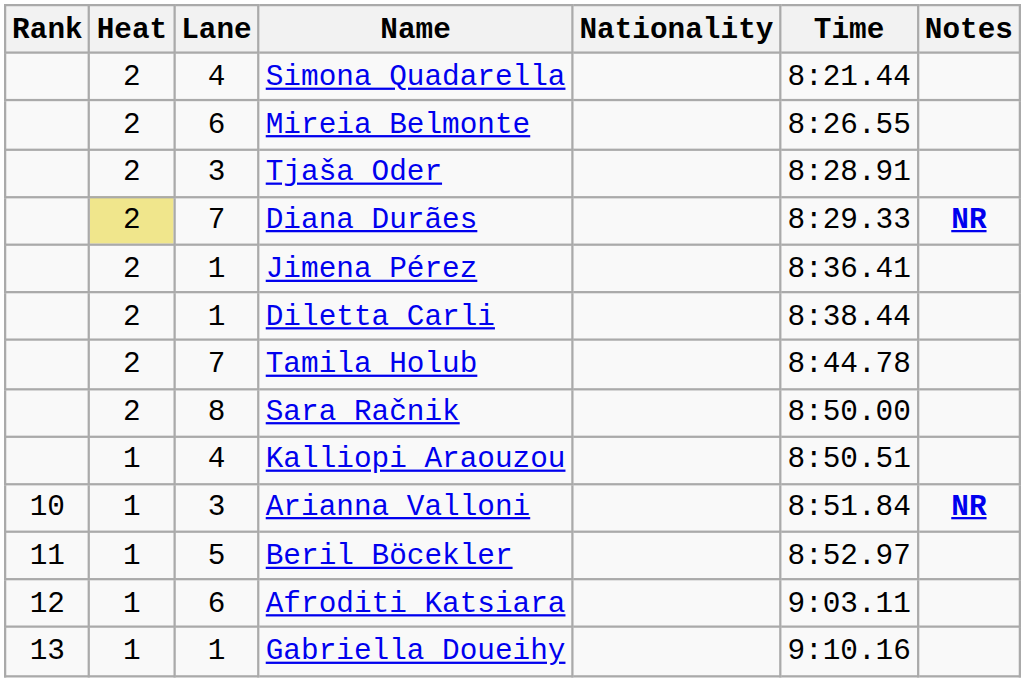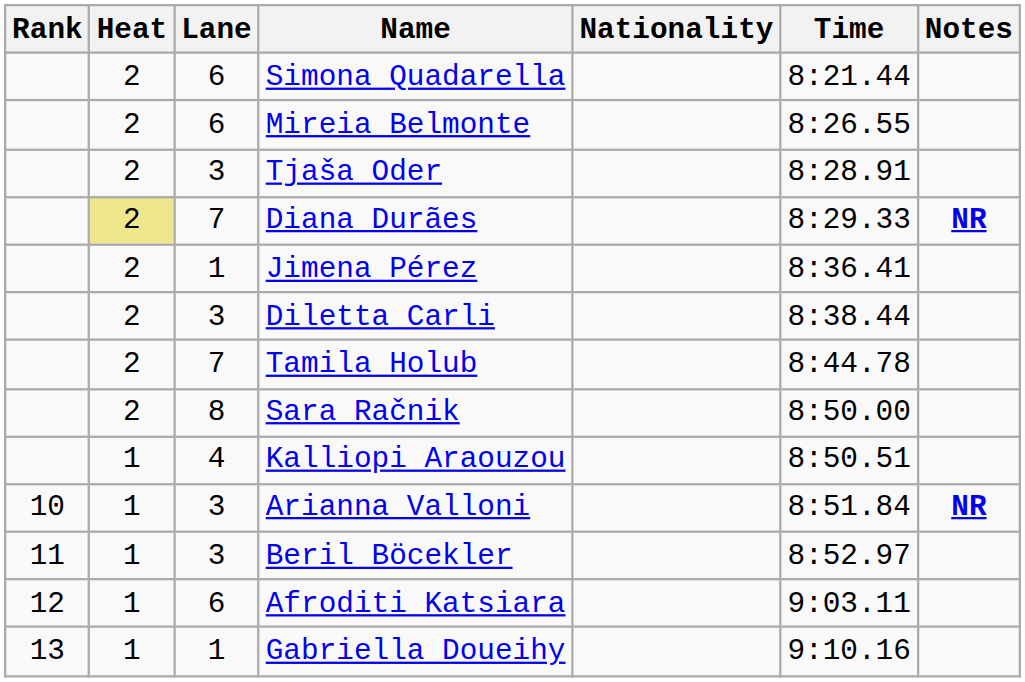(216, 77) 4 -> (216, 77) 6
(216, 316) 1 -> (216, 316) 3
(216, 556) 5 -> (216, 556) 3
